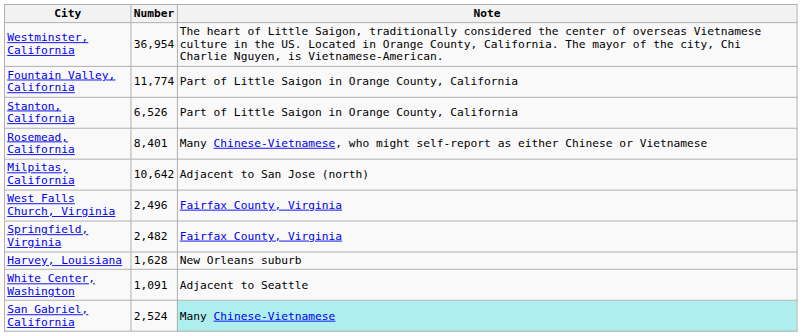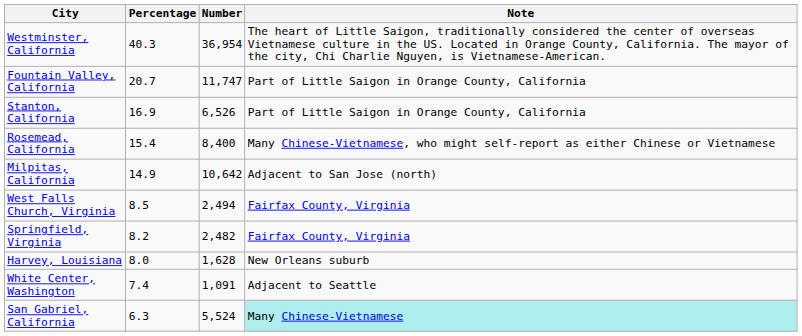+ column: (162, 14)
(154, 82) 11,774 -> (222, 82) 11,747
(151, 144) 8,401 -> (219, 144) 8,400
(151, 206) 2,496 -> (219, 206) 2,494
(151, 316) 2,524 -> (219, 316) 5,524
